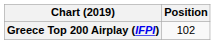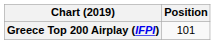(186, 30) 102 -> (186, 30) 101
